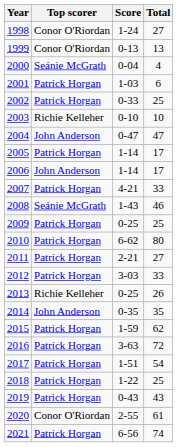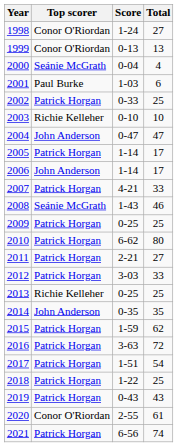(68, 83) Patrick Horgan -> (59, 83) Paul Burke
(158, 293) 26 -> (158, 293) 25
